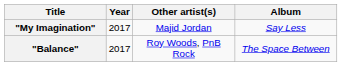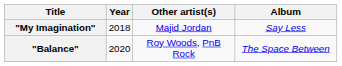(120, 27) 2017 -> (120, 27) 2018
(120, 48) 2017 -> (120, 48) 2020
